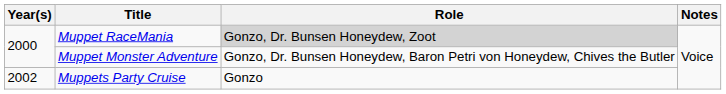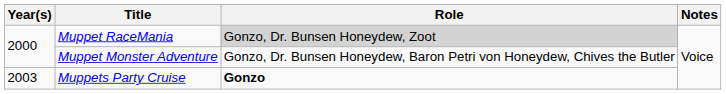(22, 78) 2002 -> (22, 78) 2003
(243, 78) normal -> (244, 78) bold
